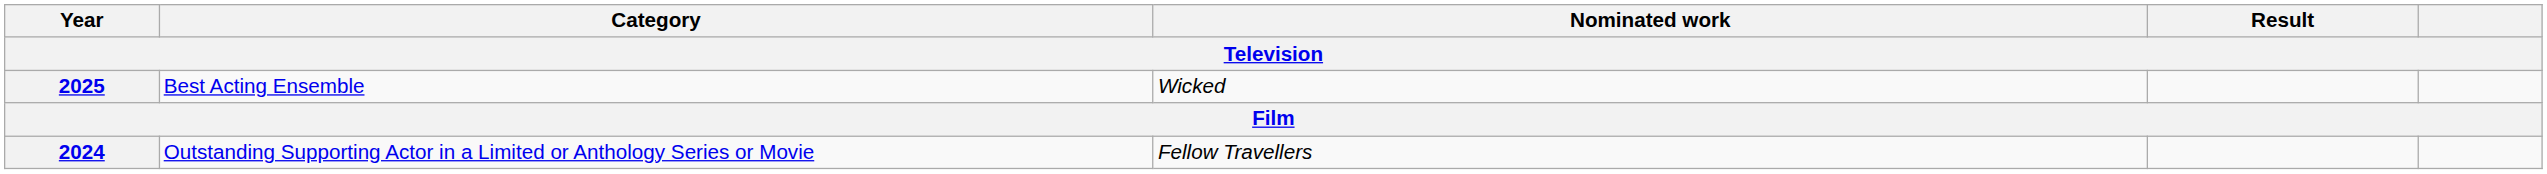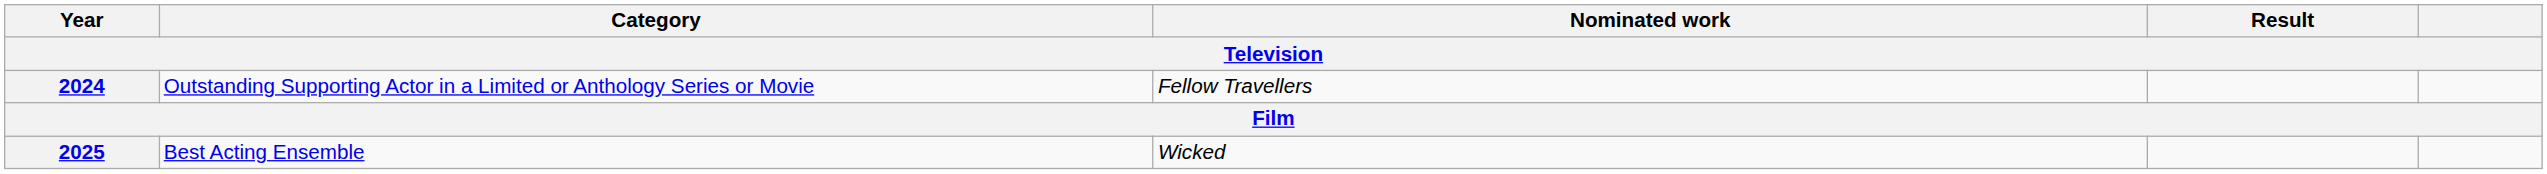rows swapped: (82, 151) <-> (82, 86)
